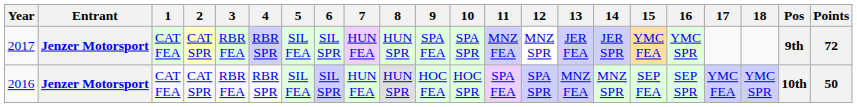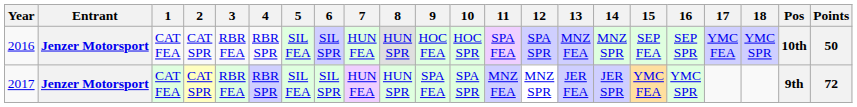rows swapped: (21, 83) <-> (21, 45)
